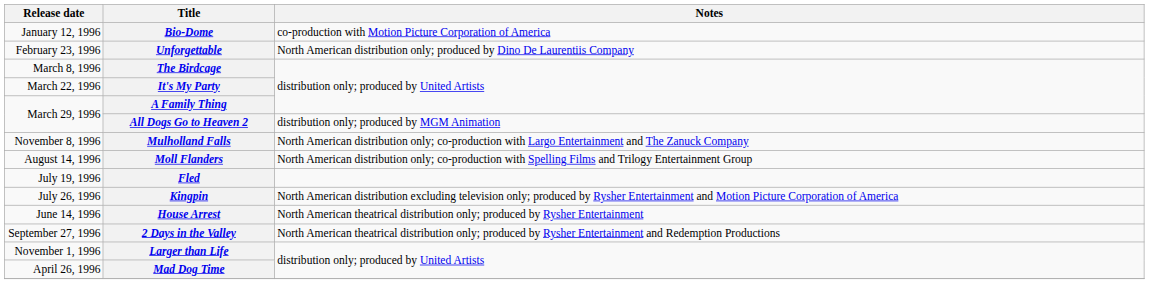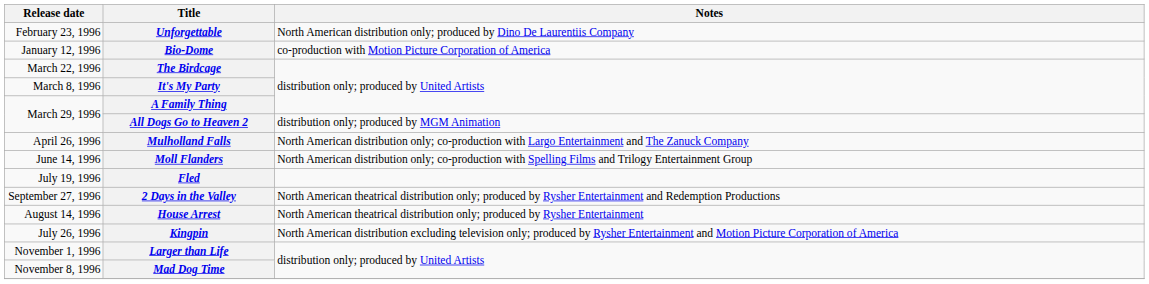rows swapped: (189, 31) <-> (189, 50)
(67, 68) March 8, 1996 -> (64, 68) March 22, 1996
(64, 86) March 22, 1996 -> (67, 86) March 8, 1996
(58, 141) November 8, 1996 -> (67, 141) April 26, 1996
(62, 159) August 14, 1996 -> (68, 159) June 14, 1996
rows swapped: (189, 196) <-> (189, 232)
(68, 214) June 14, 1996 -> (62, 214) August 14, 1996
(67, 269) April 26, 1996 -> (58, 269) November 8, 1996
